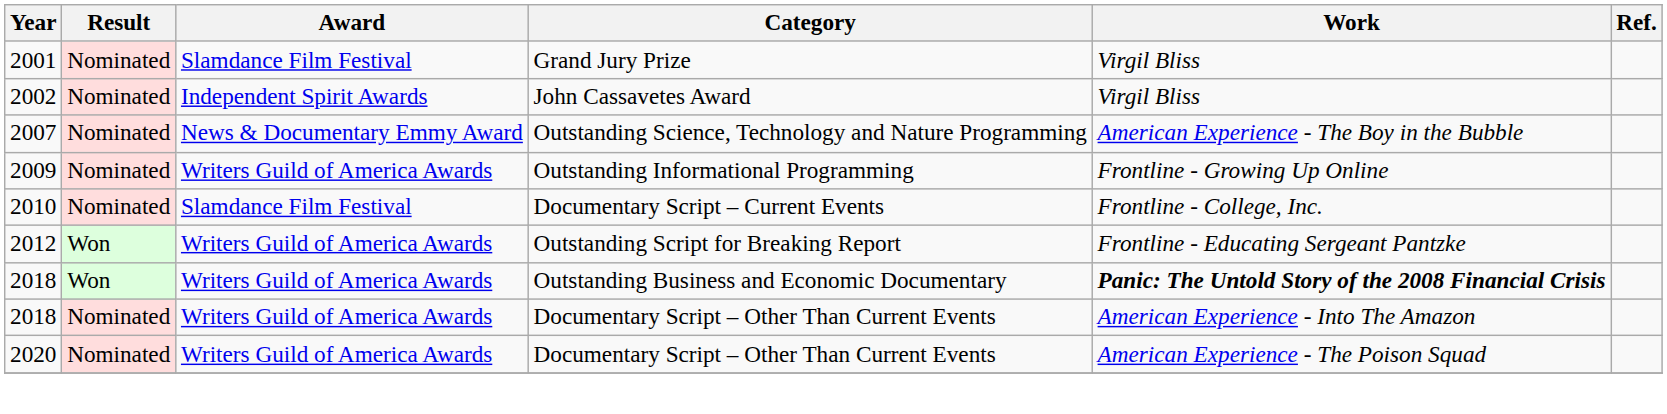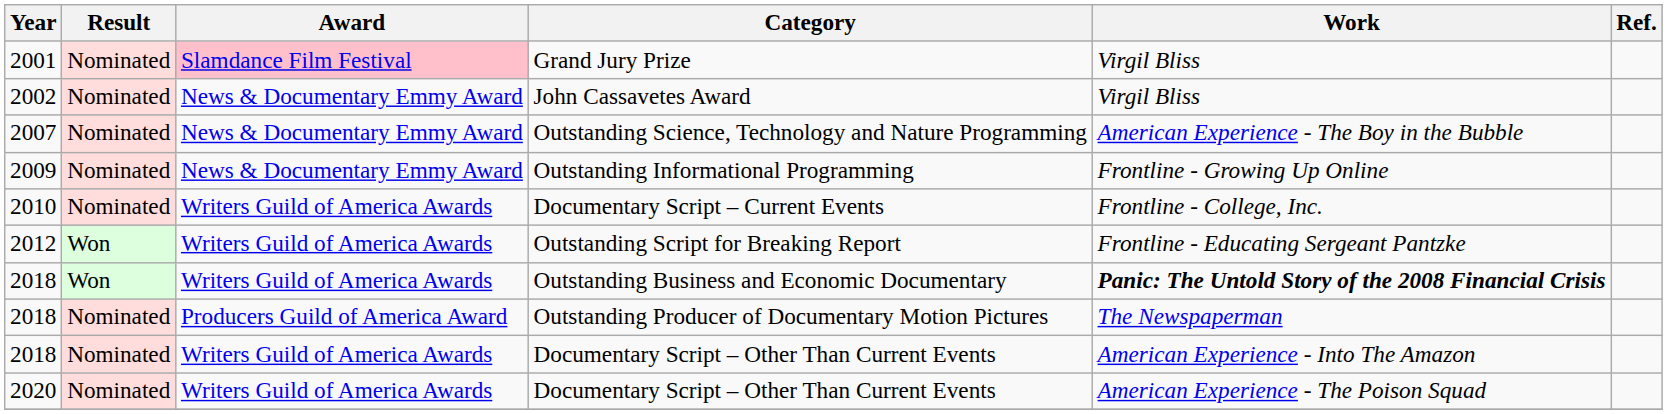(296, 59) no background -> (296, 59) pink background
(304, 96) Independent Spirit Awards -> (352, 96) News & Documentary Emmy Award
(337, 170) Writers Guild of America Awards -> (352, 170) News & Documentary Emmy Award
(296, 206) Slamdance Film Festival -> (337, 206) Writers Guild of America Awards
+ row: (33, 317)
